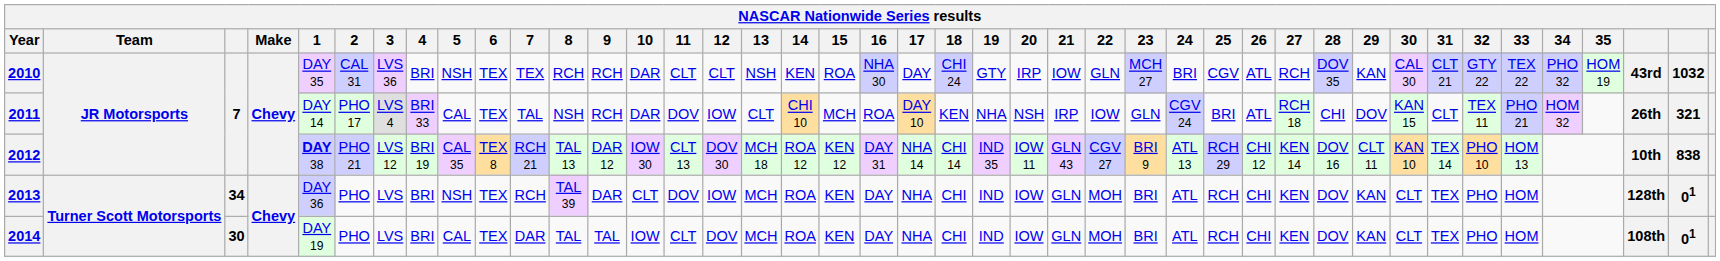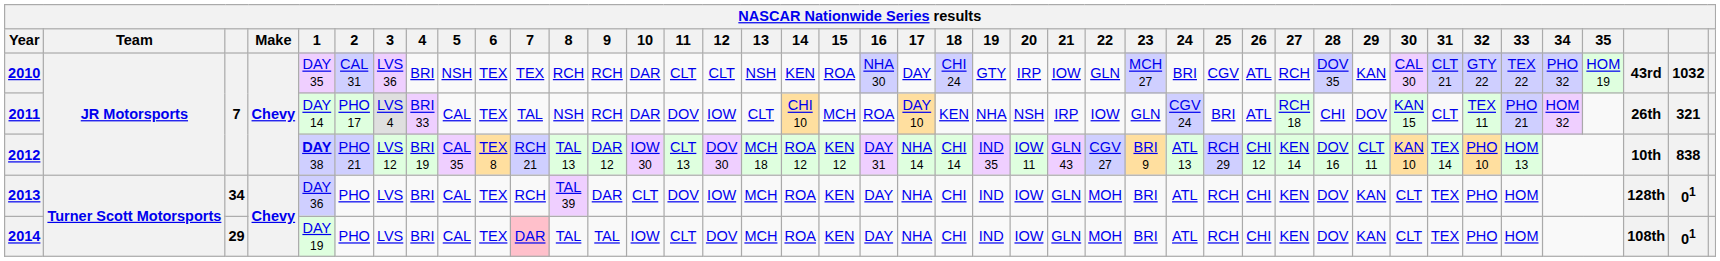(457, 196) NSH -> (457, 196) CAL
(236, 236) 30 -> (236, 236) 29
(530, 236) no background -> (530, 236) pink background
